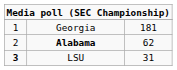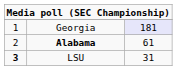(148, 27) no background -> (148, 27) lavender background
(148, 42) 62 -> (148, 42) 61
